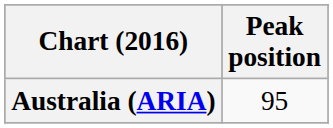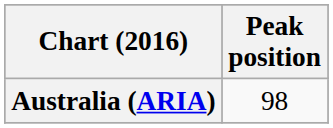(275, 100) 95 -> (275, 100) 98
